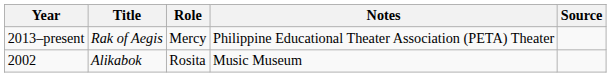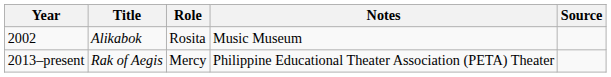rows swapped: (22, 60) <-> (46, 38)
